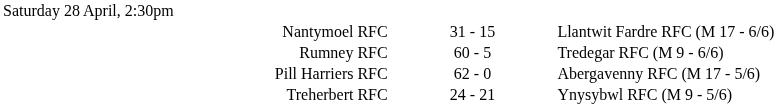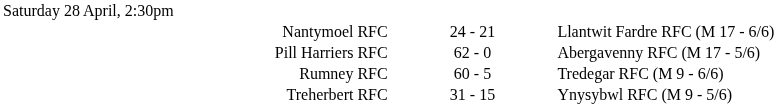(473, 32) 31 - 15 -> (473, 32) 24 - 21
rows swapped: (331, 74) <-> (343, 52)
(473, 94) 24 - 21 -> (473, 94) 31 - 15
